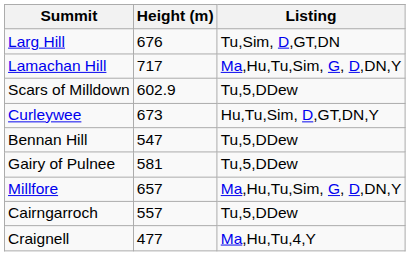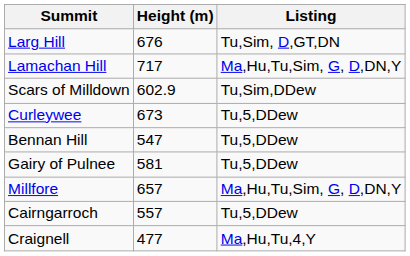(259, 90) Tu,5,DDew -> (268, 90) Tu,Sim,DDew
(300, 115) Hu,Tu,Sim, D,GT,DN,Y -> (259, 115) Tu,5,DDew
